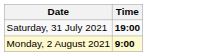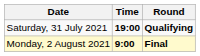+ column: (169, 12)
